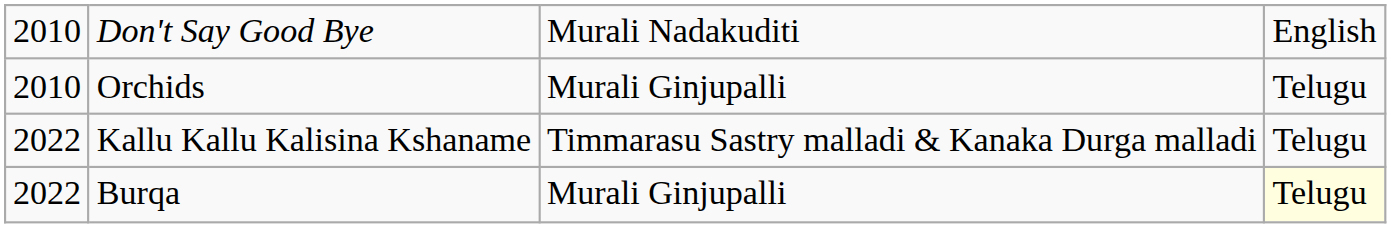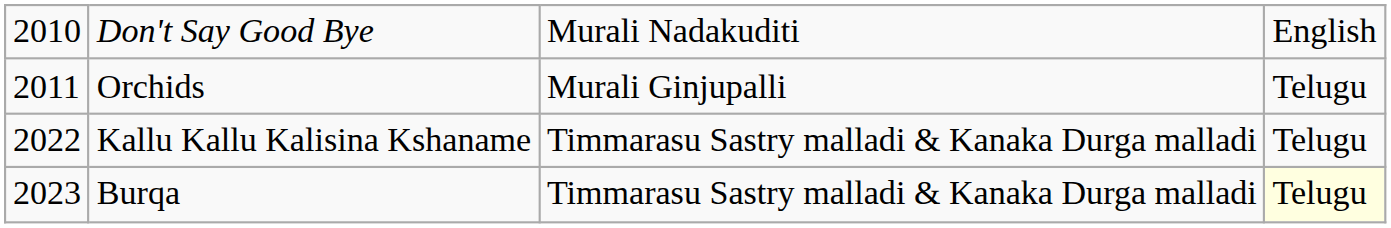(47, 85) 2010 -> (46, 85) 2011
(47, 193) 2022 -> (47, 193) 2023
(667, 193) Murali Ginjupalli -> (902, 193) Timmarasu Sastry malladi & Kanaka Durga malladi
